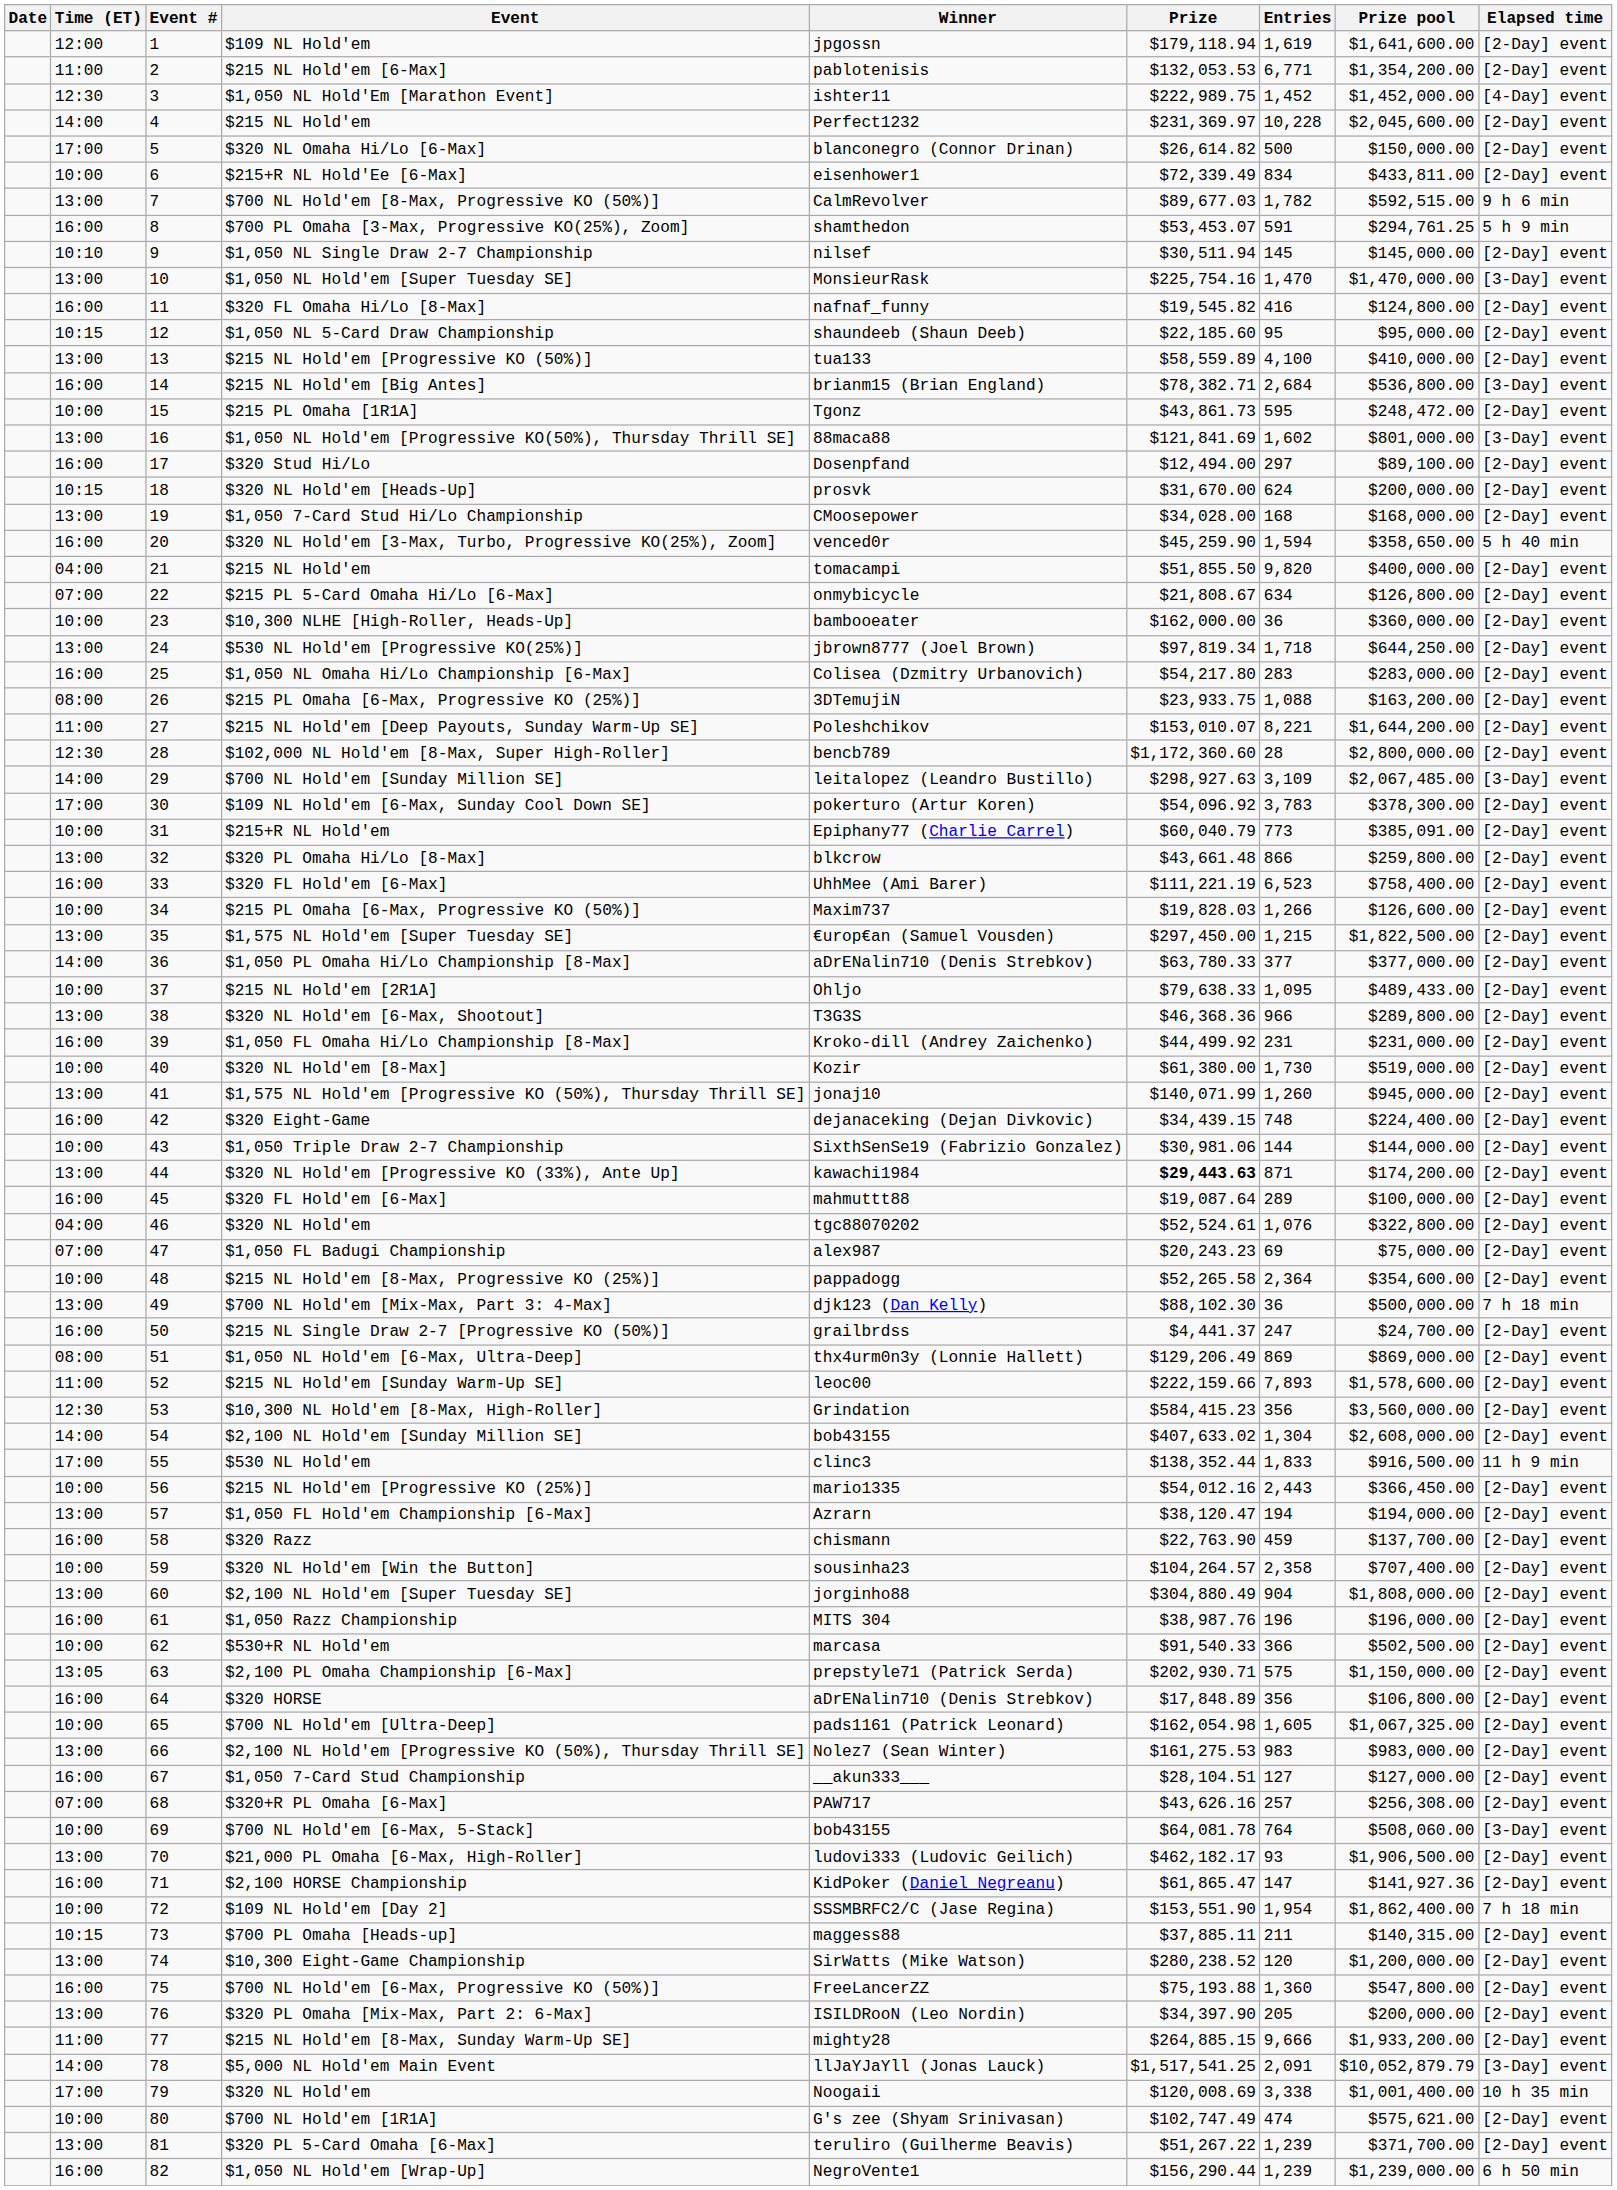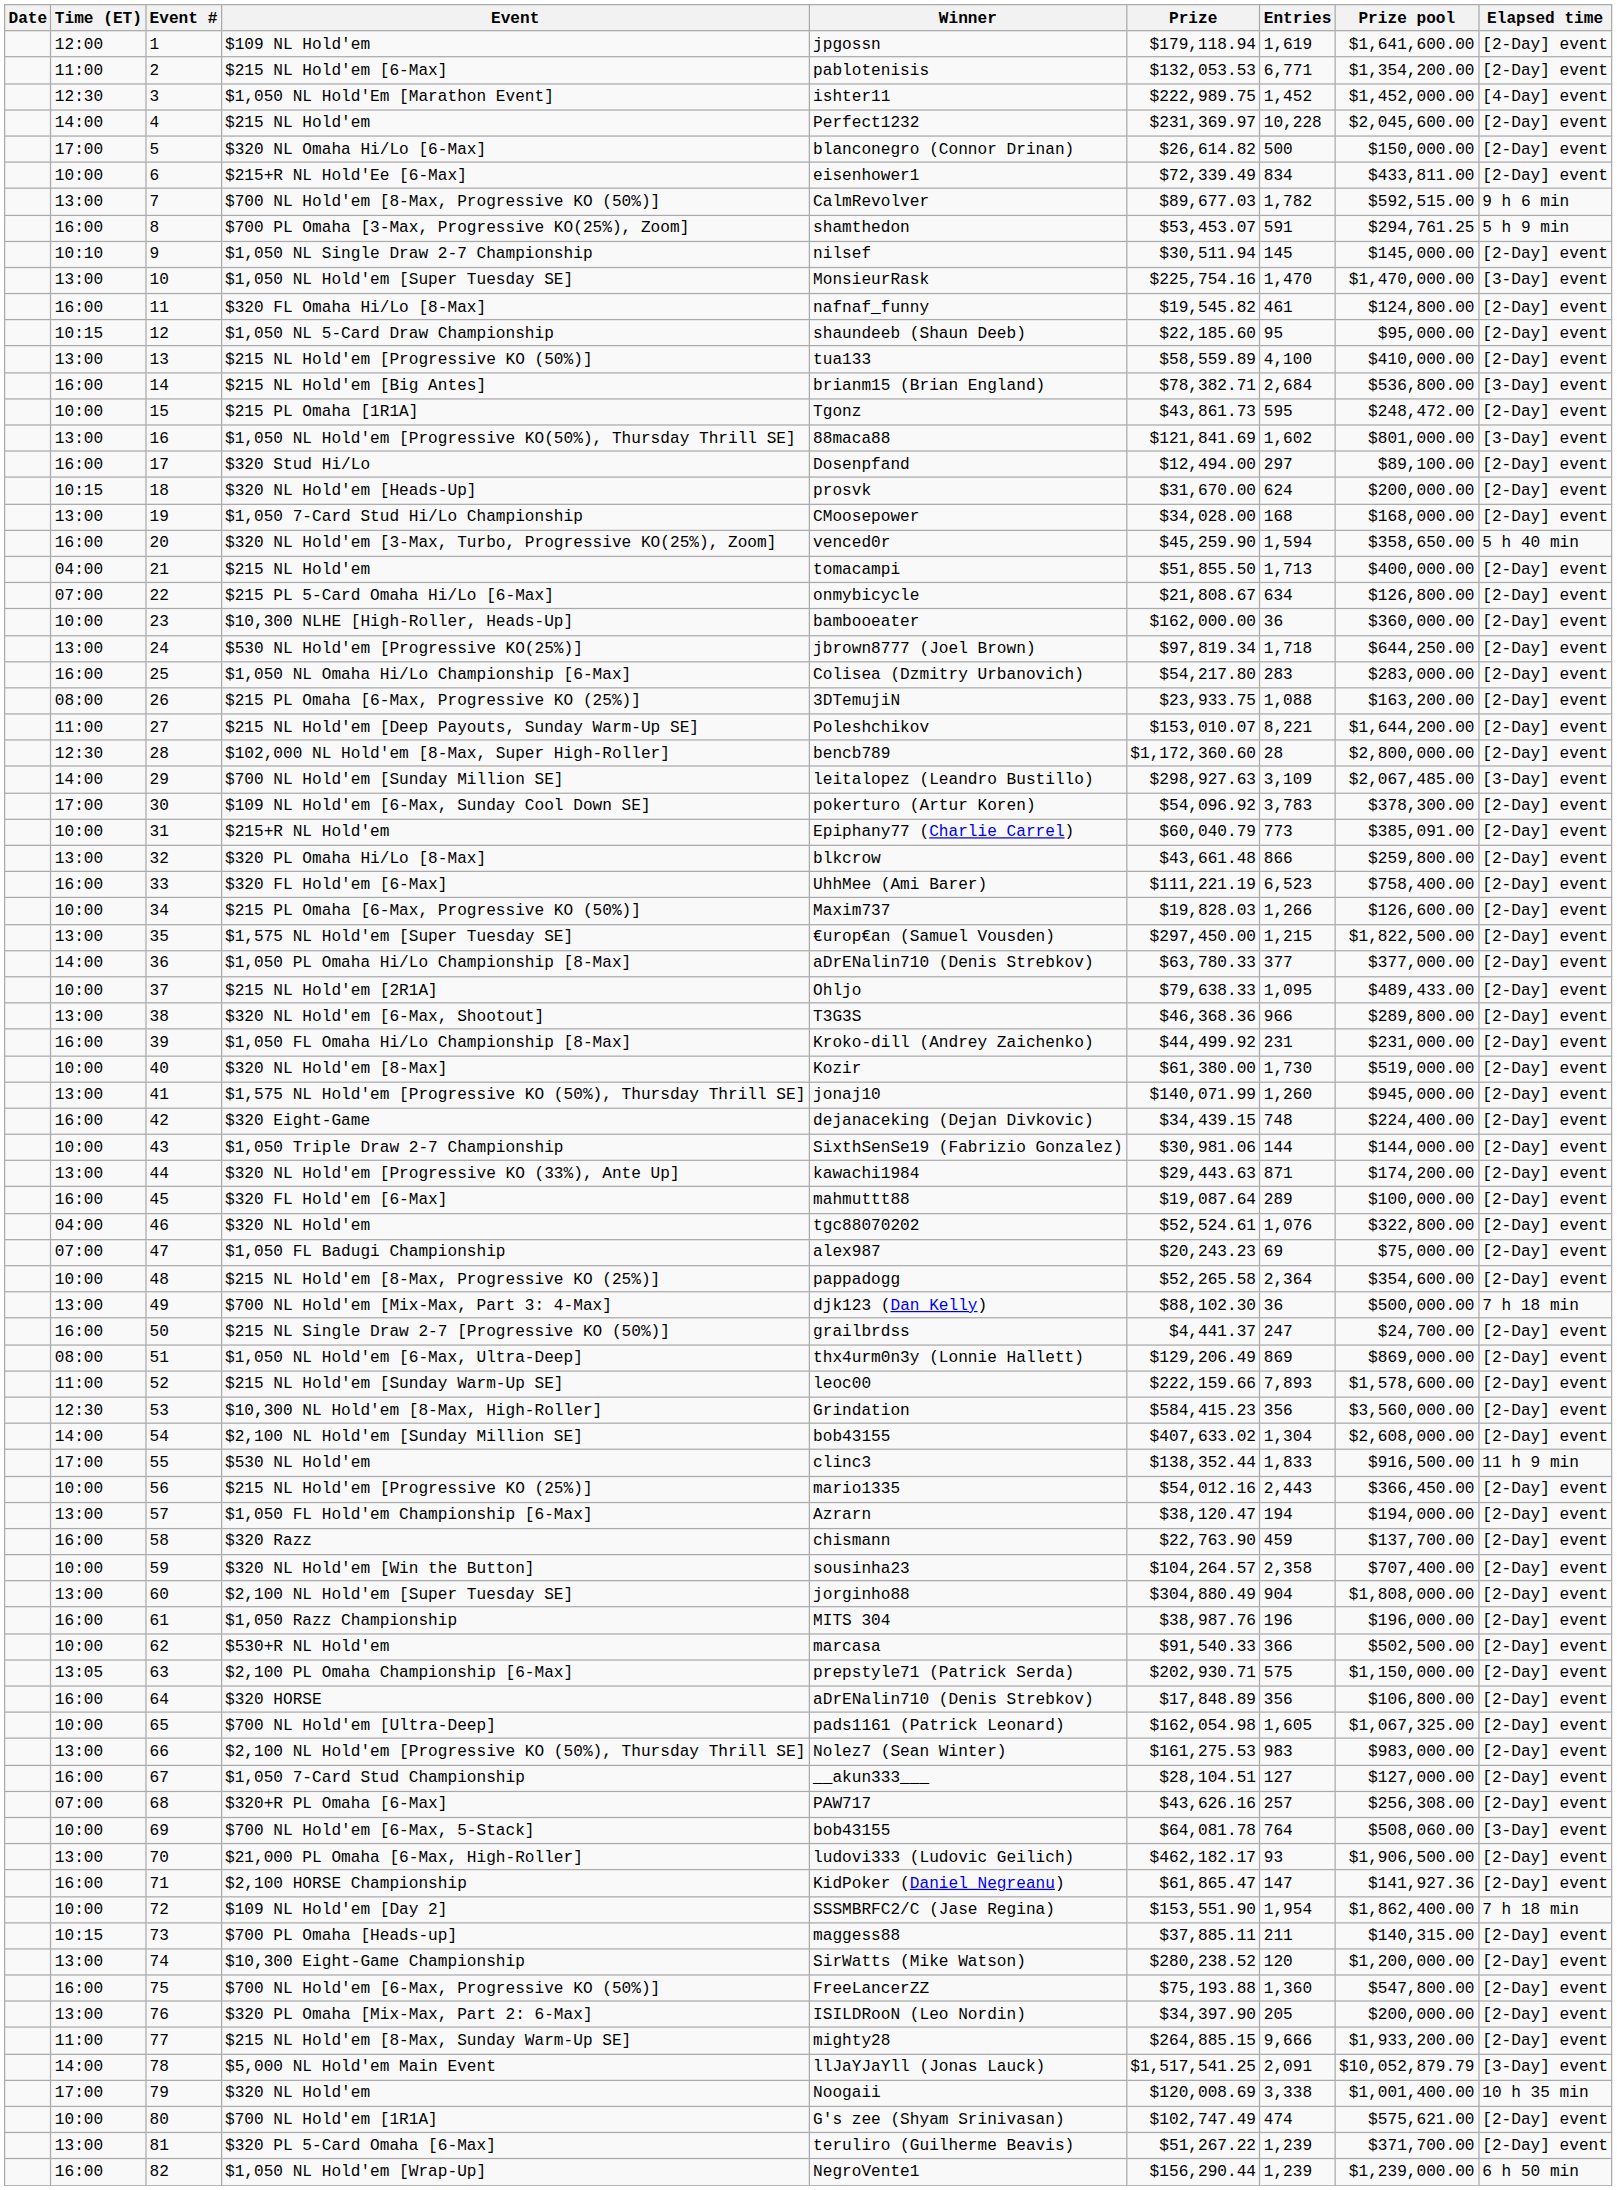(1278, 307) 416 -> (1278, 307) 461
(1288, 569) 9,820 -> (1288, 569) 1,713
(1208, 1174) bold -> (1208, 1174) normal
